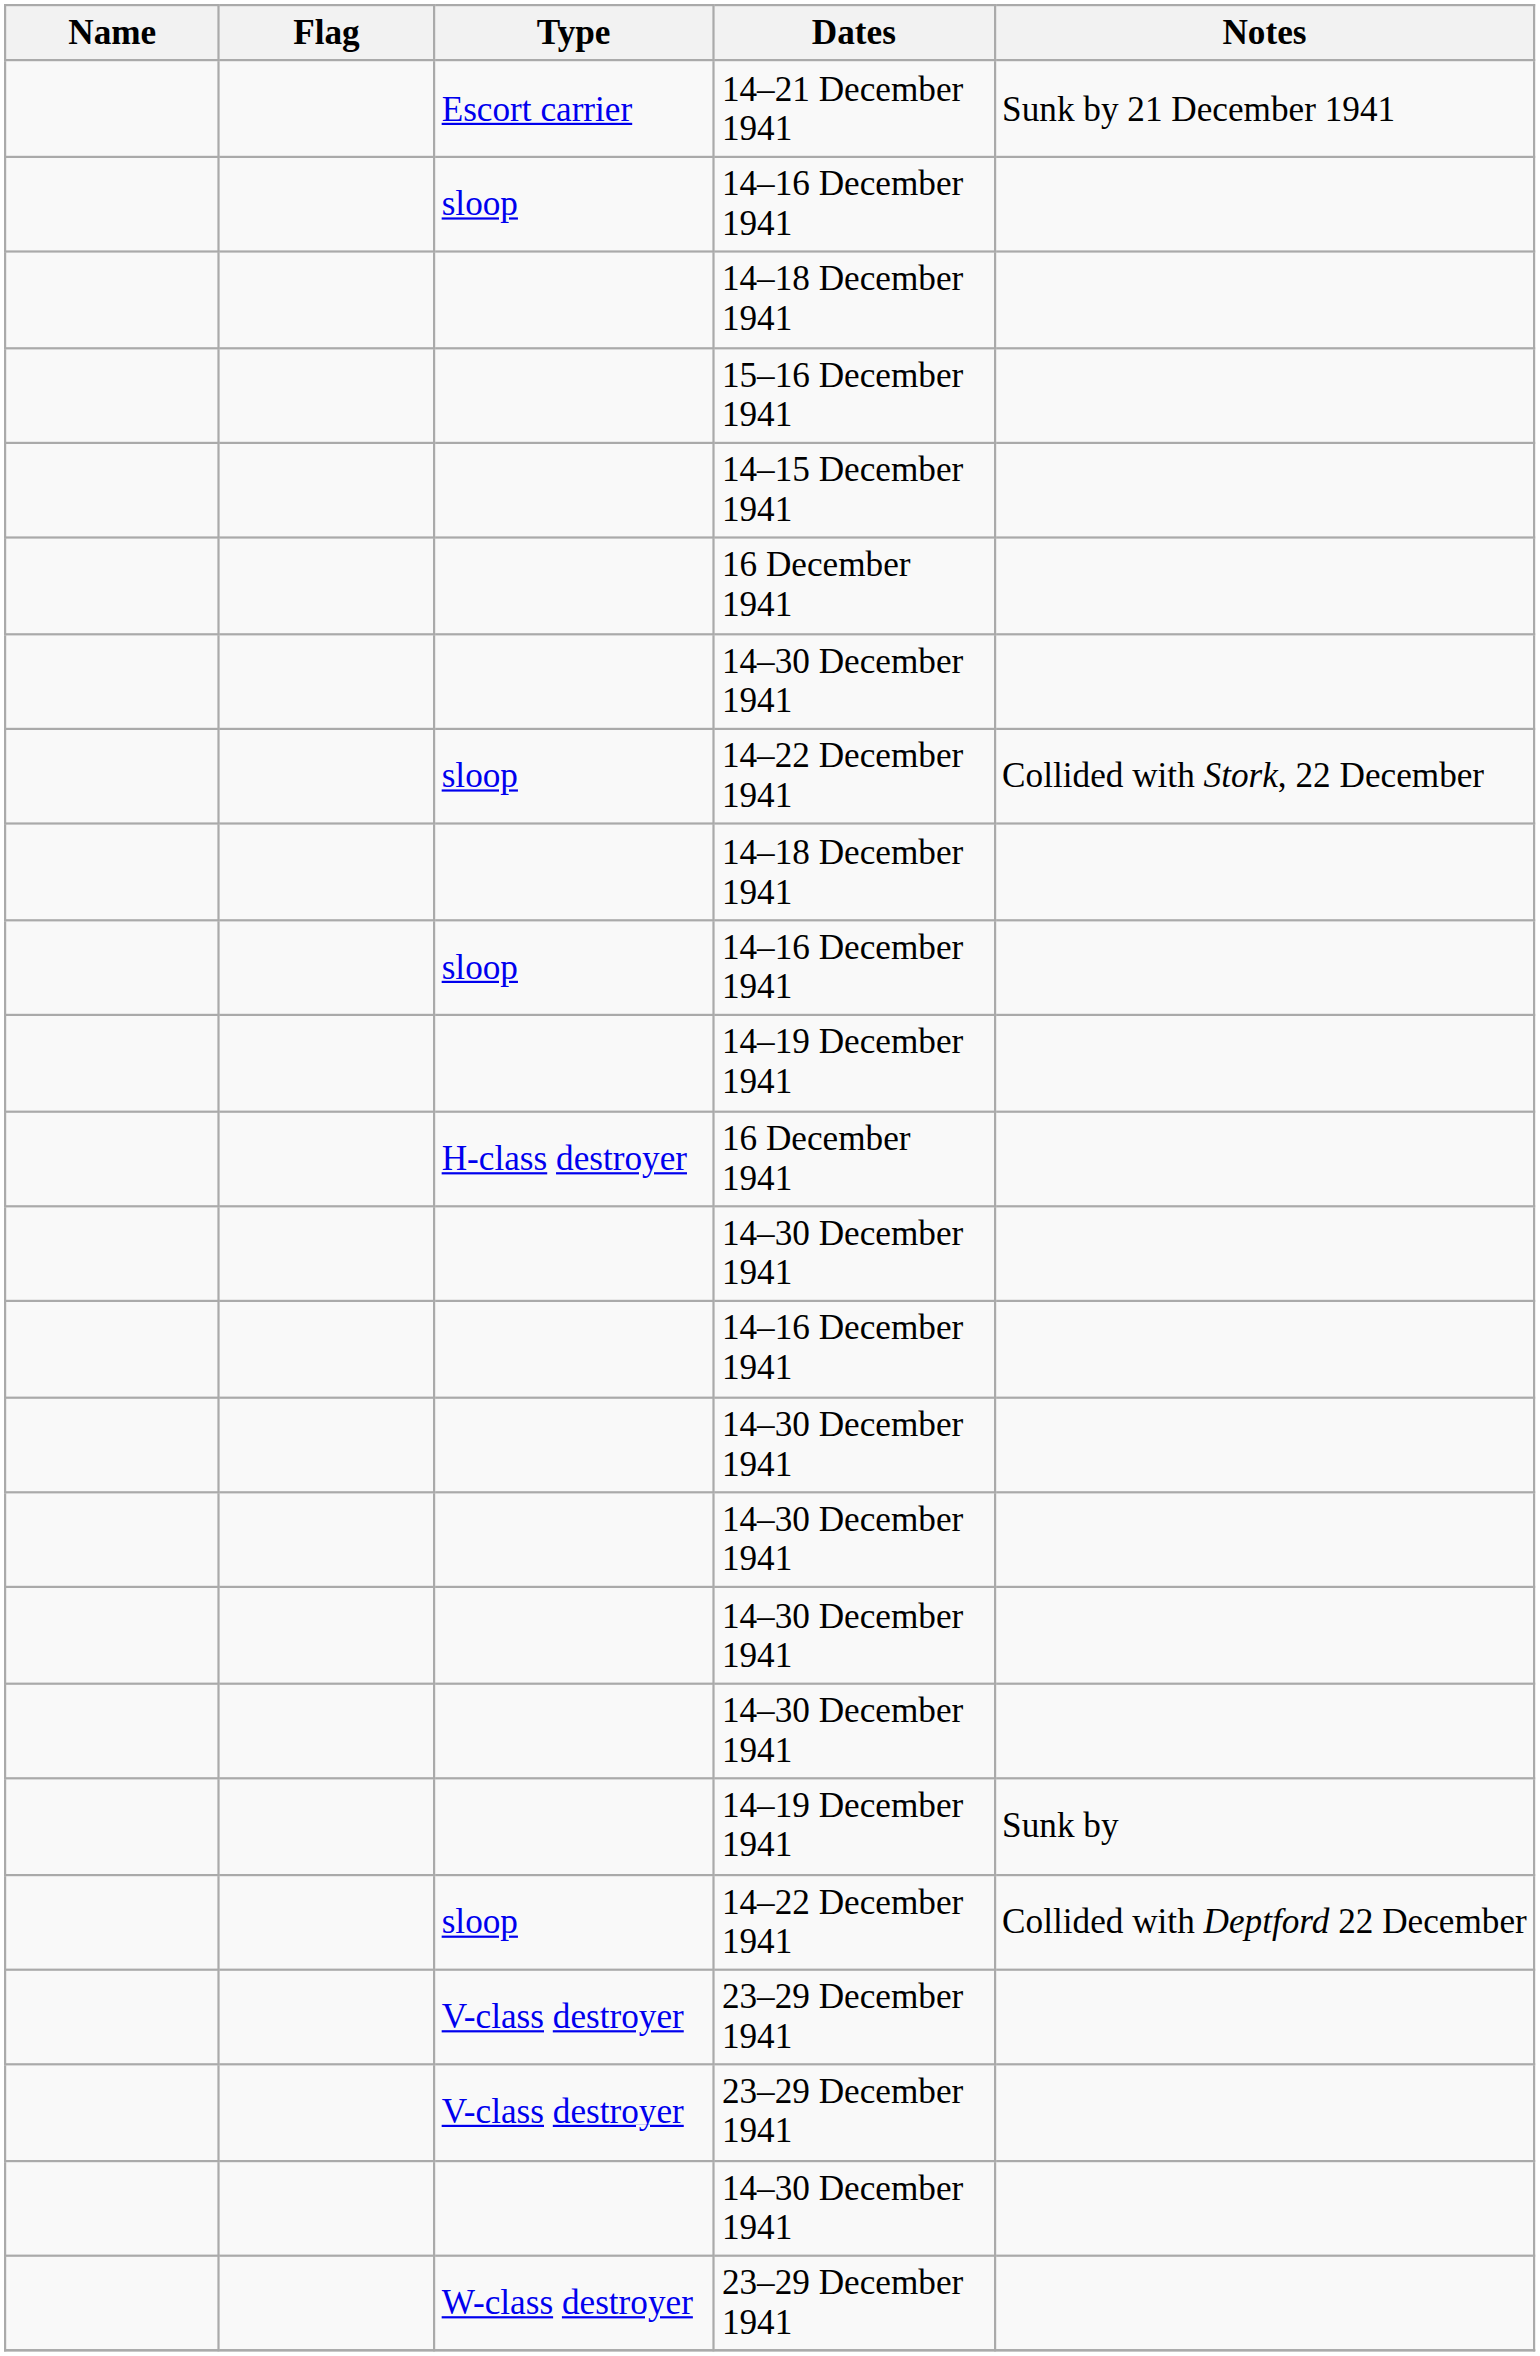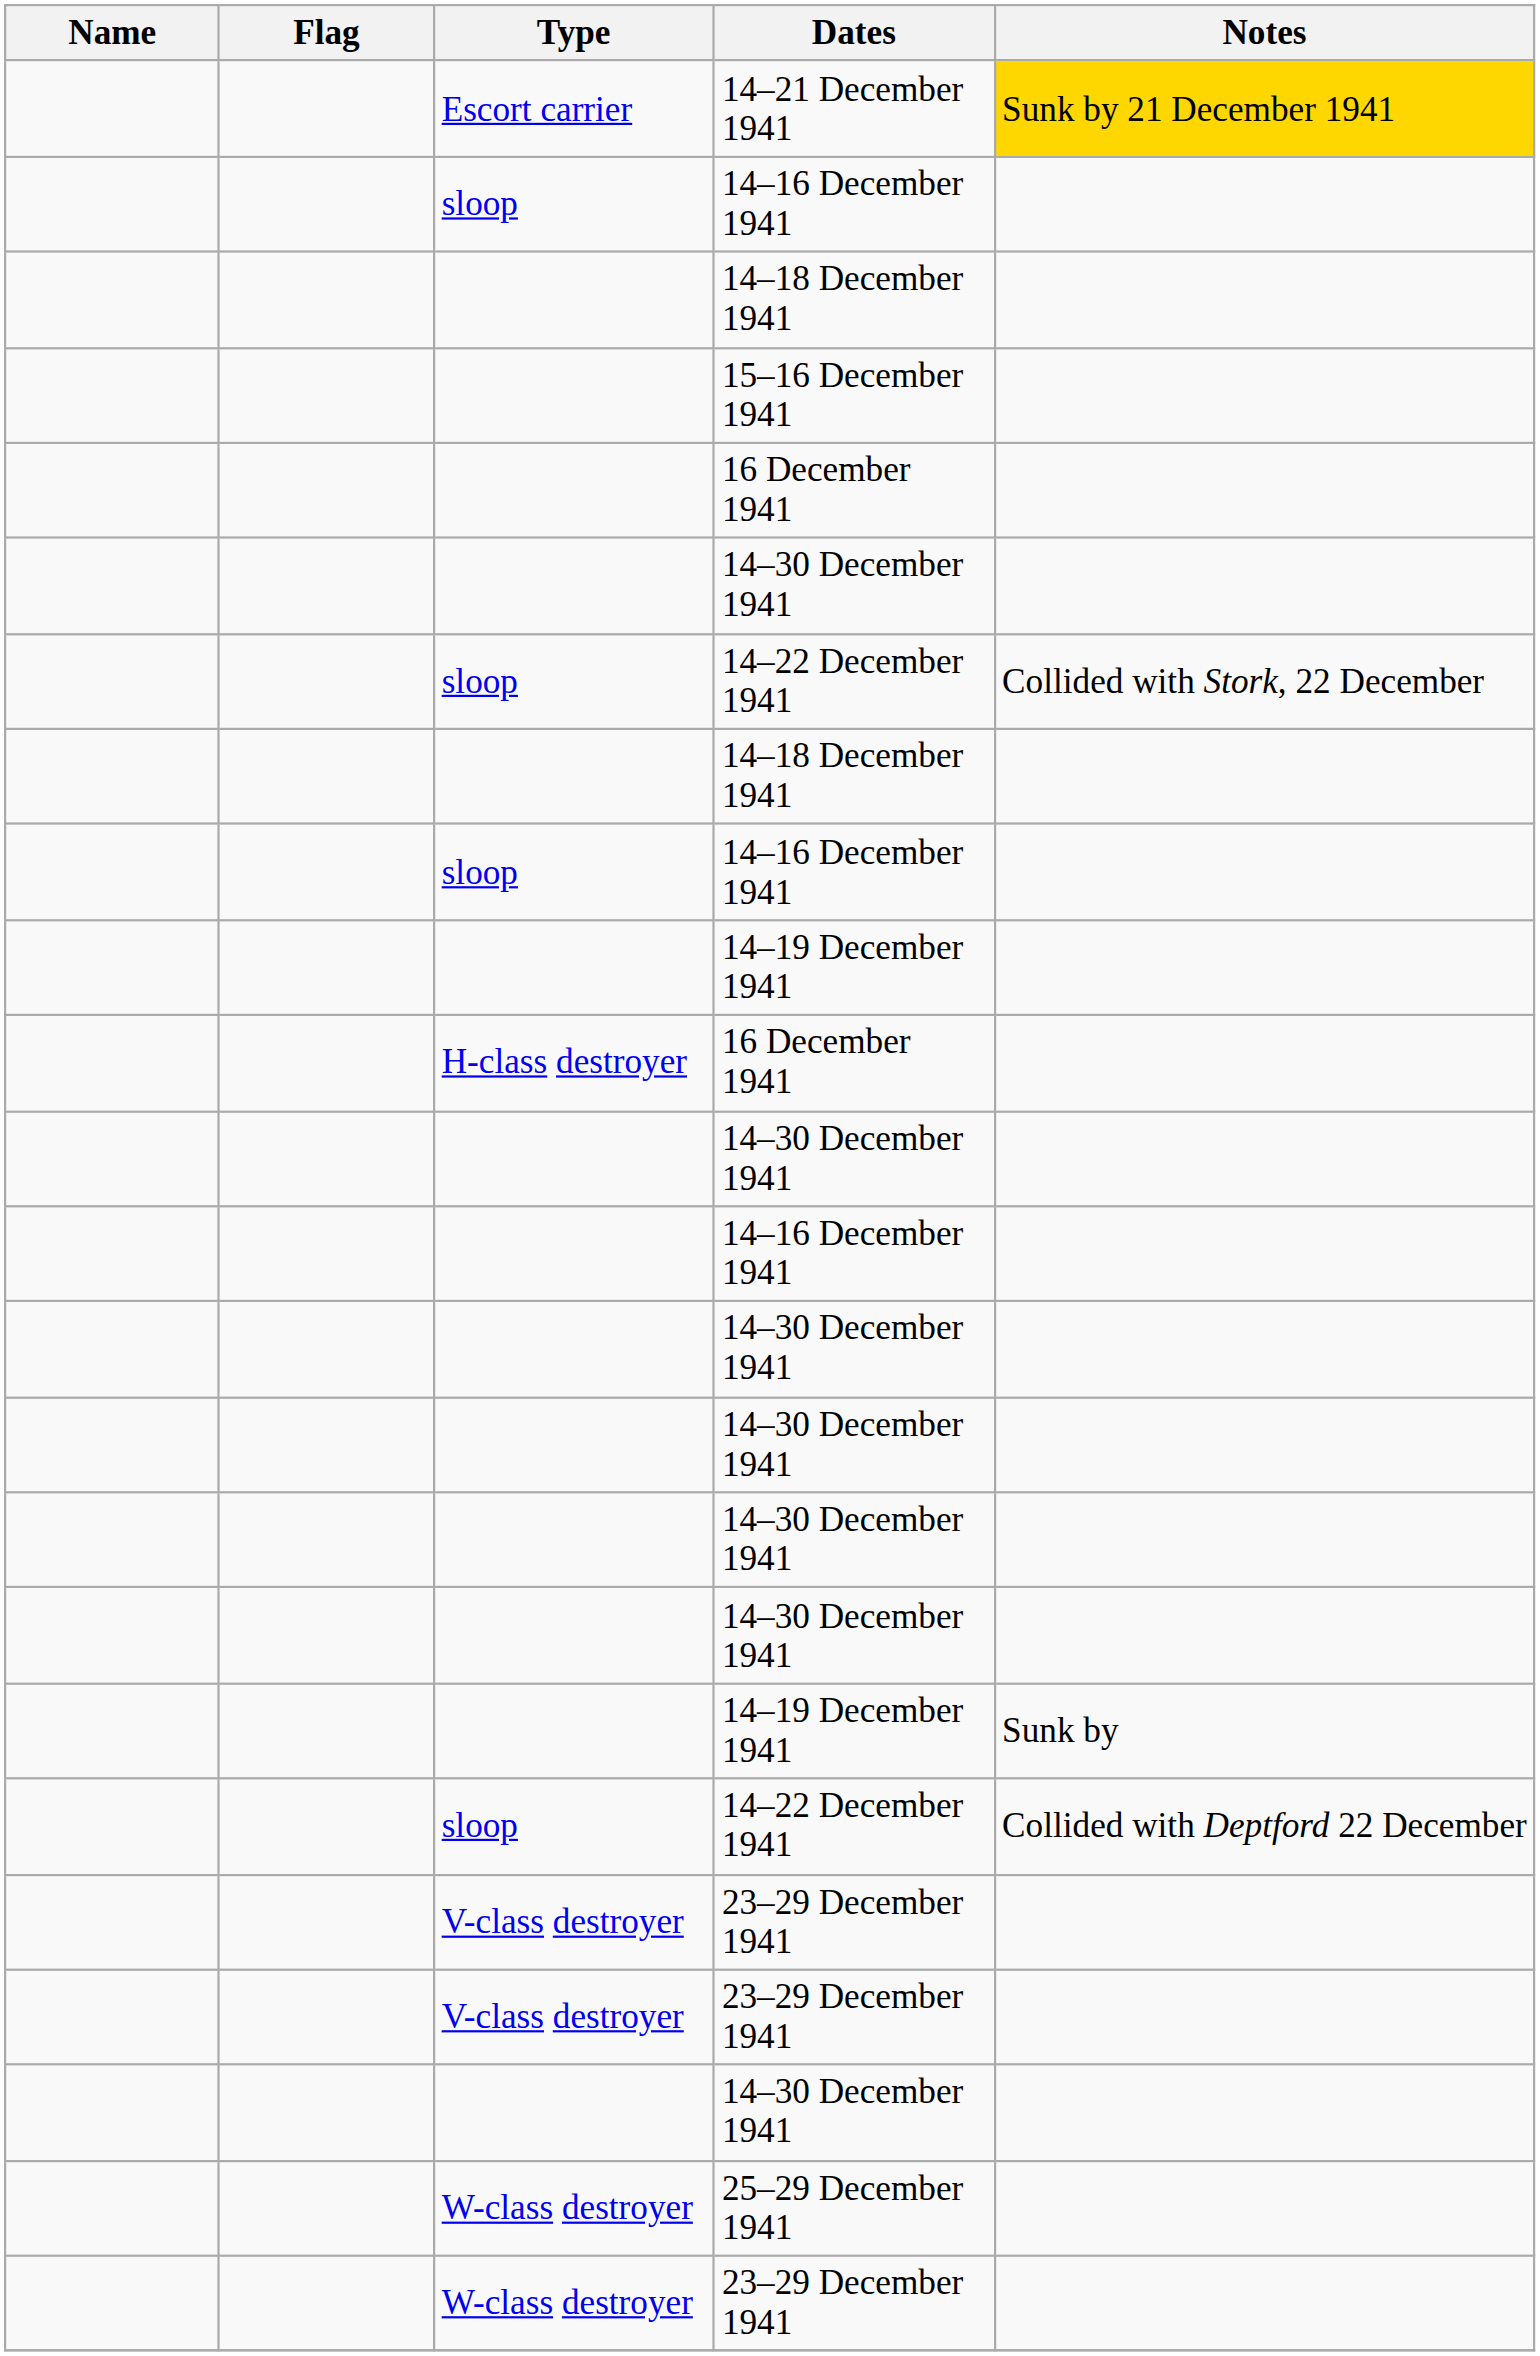(1199, 108) no background -> (1199, 108) gold background
- row: (574, 490)
+ row: (567, 2207)
